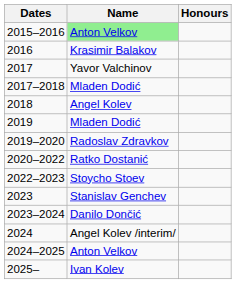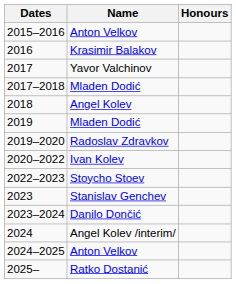(104, 31) lightgreen background -> (104, 31) no background
(109, 159) Ratko Dostanić -> (97, 159) Ivan Kolev
(97, 269) Ivan Kolev -> (109, 269) Ratko Dostanić
